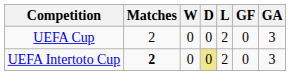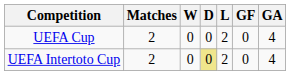(272, 37) 3 -> (272, 37) 4
(152, 59) bold -> (152, 59) normal
(272, 59) 3 -> (272, 59) 4
